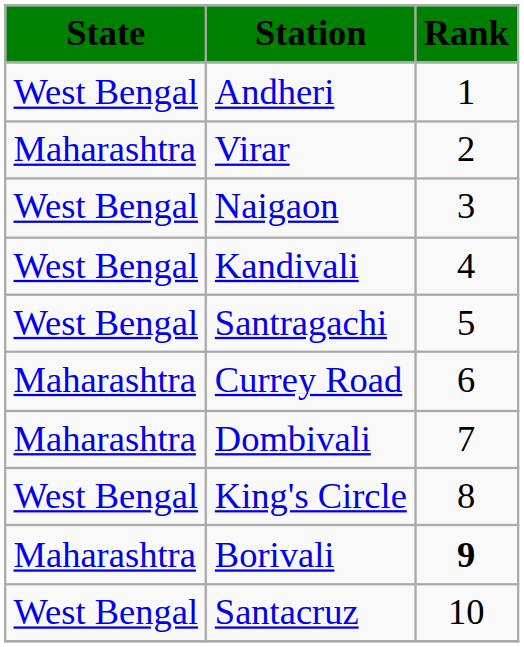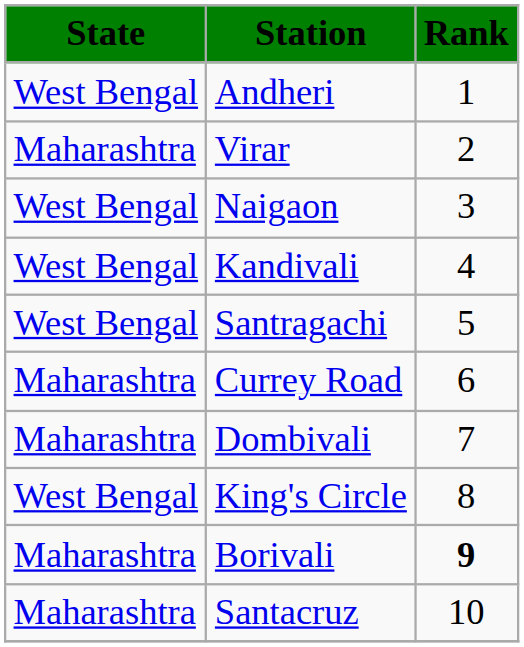(106, 611) West Bengal -> (105, 611) Maharashtra
